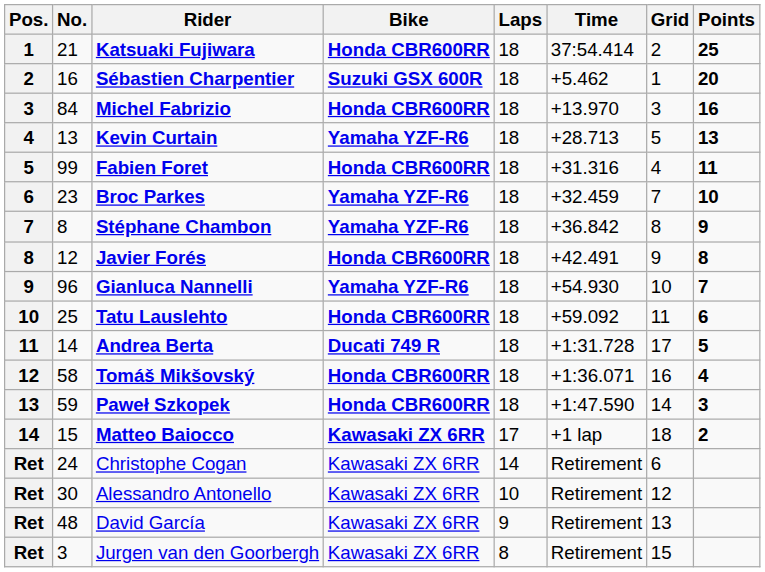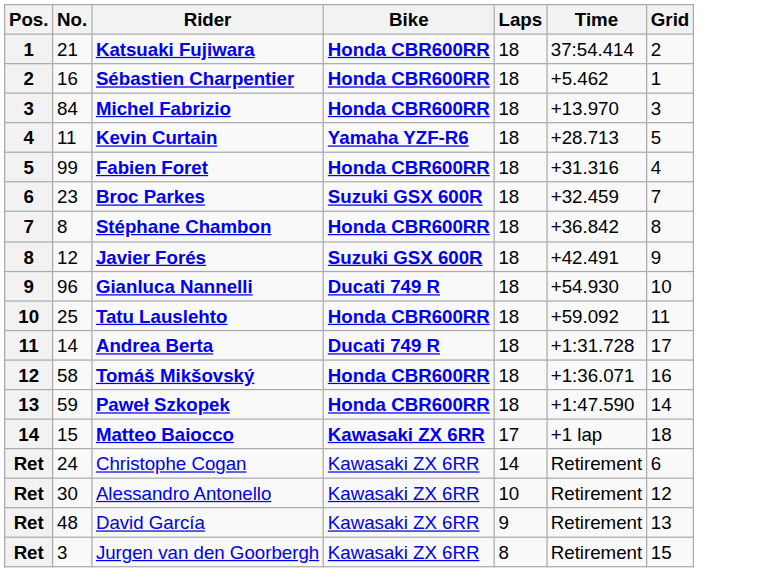- column: (726, 20)
(405, 79) Suzuki GSX 600R -> (409, 79) Honda CBR600RR
(67, 138) 13 -> (67, 138) 11
(398, 197) Yamaha YZF-R6 -> (405, 197) Suzuki GSX 600R
(398, 227) Yamaha YZF-R6 -> (409, 227) Honda CBR600RR
(409, 256) Honda CBR600RR -> (405, 256) Suzuki GSX 600R
(398, 286) Yamaha YZF-R6 -> (384, 286) Ducati 749 R
